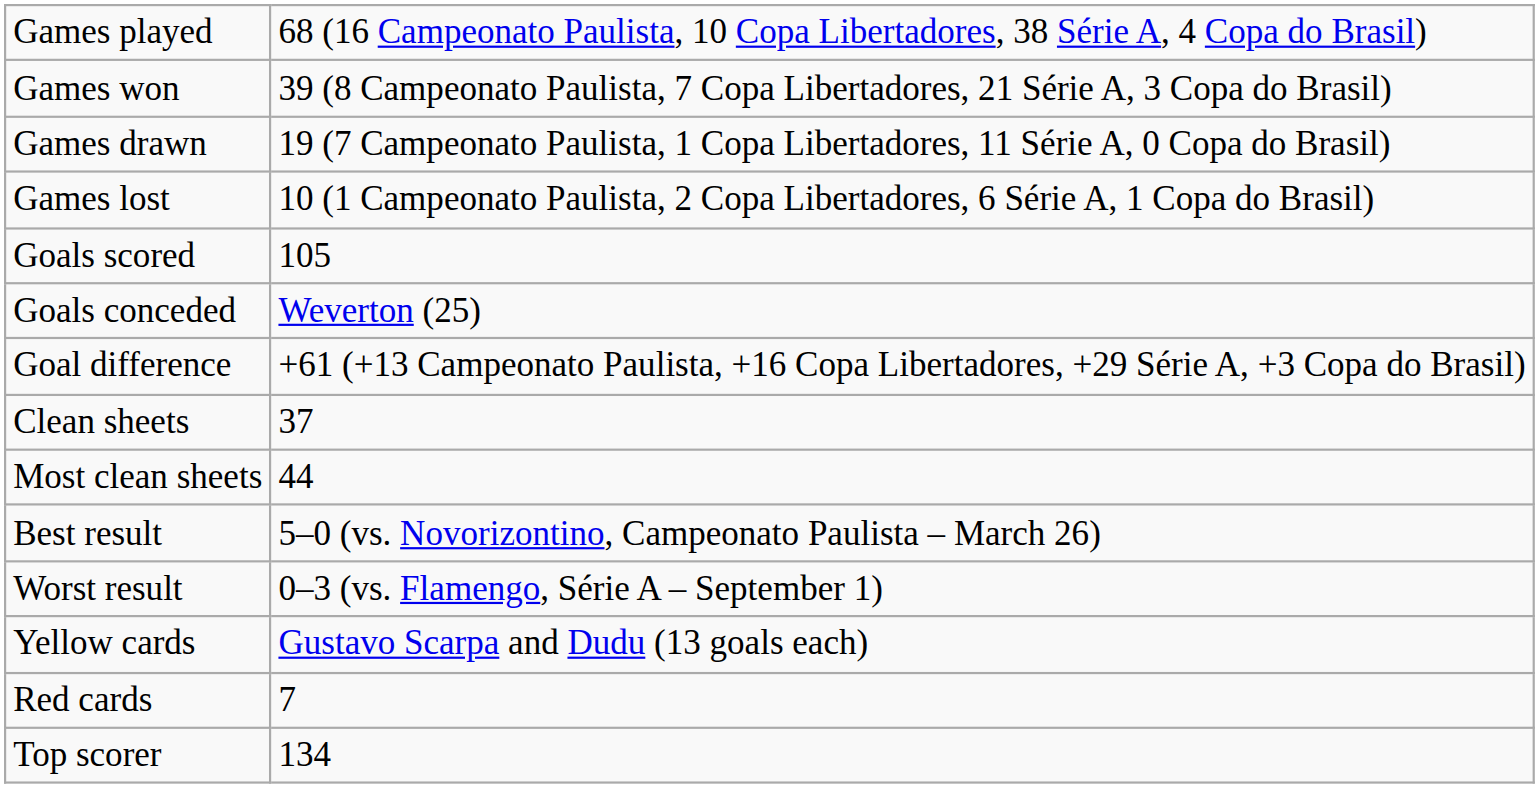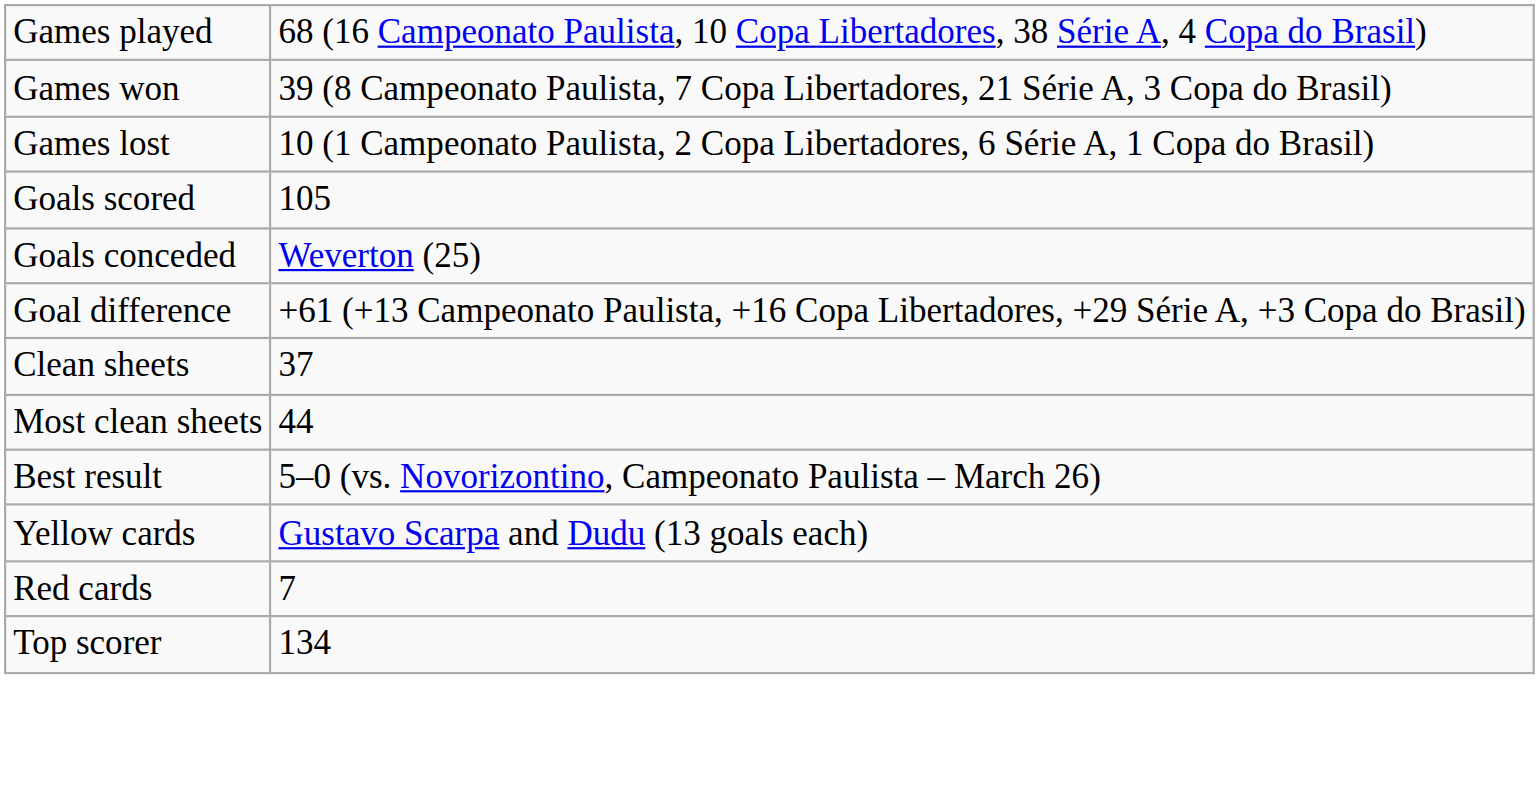- row: (110, 143)
- row: (98, 587)
